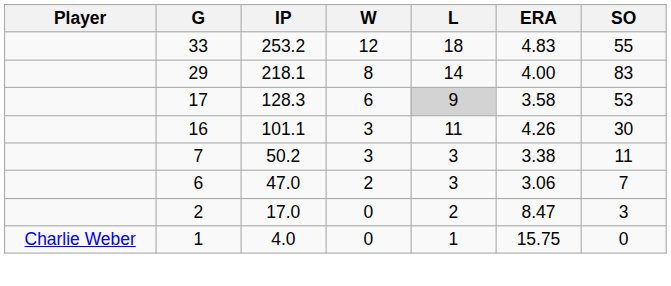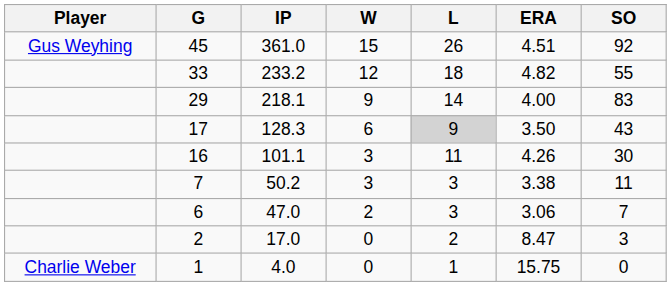+ row: (198, 45)
(283, 45) 253.2 -> (283, 73) 233.2
(539, 45) 4.83 -> (539, 73) 4.82
(368, 73) 8 -> (368, 101) 9
(539, 101) 3.58 -> (539, 128) 3.50
(624, 101) 53 -> (624, 128) 43
